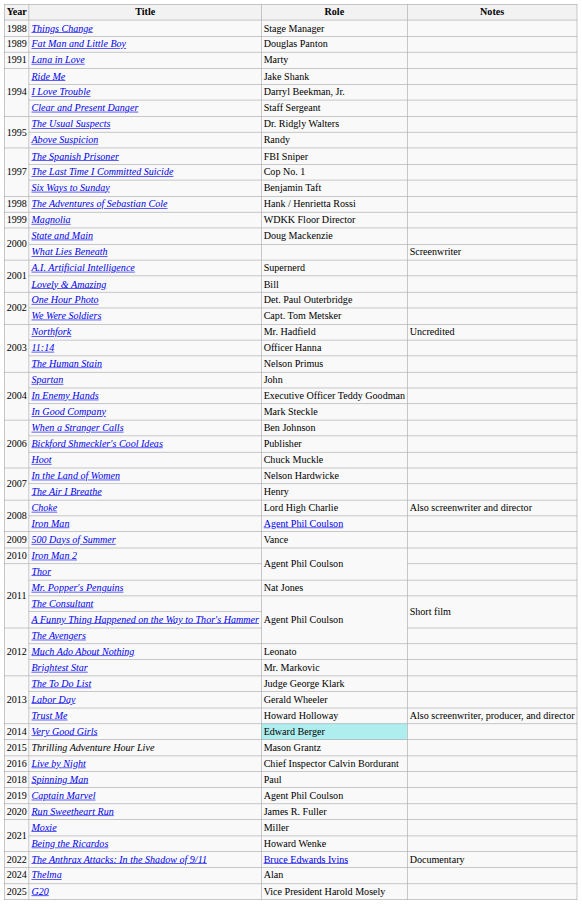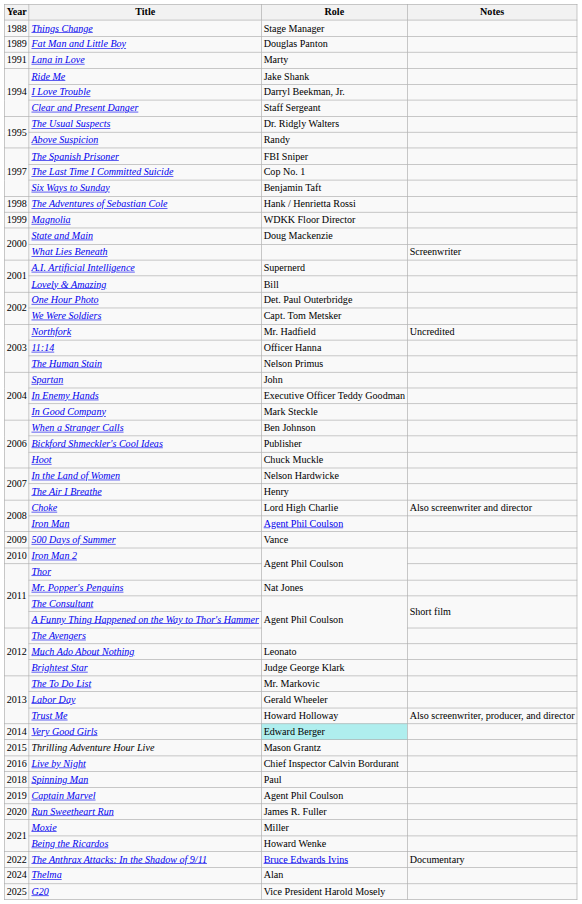(292, 667) Mr. Markovic -> (304, 667) Judge George Klark
(304, 683) Judge George Klark -> (292, 683) Mr. Markovic
